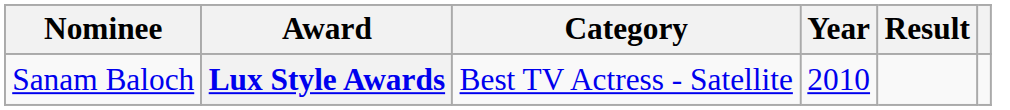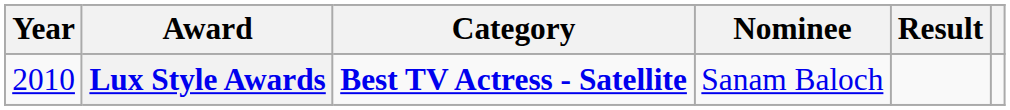columns swapped: (839, 29) <-> (103, 29)
(626, 79) normal -> (514, 79) bold
